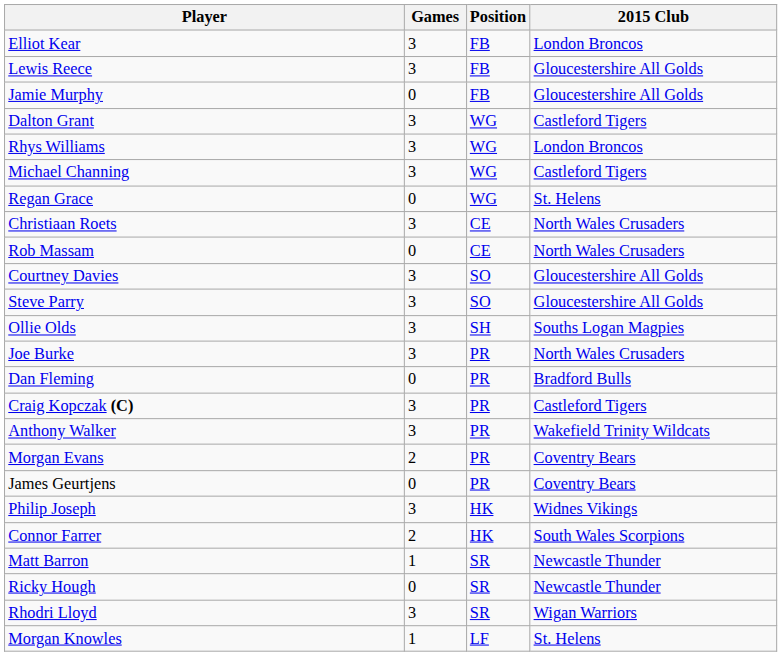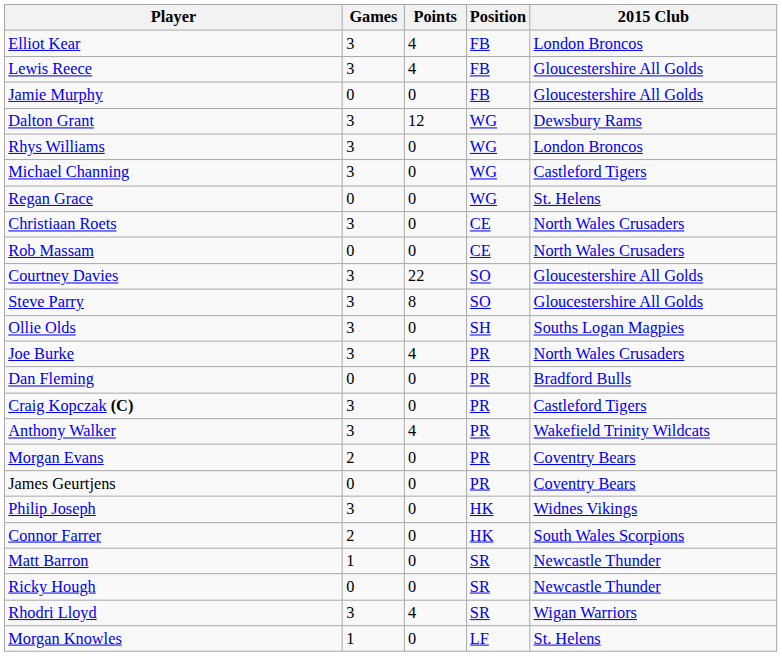+ column: (435, 17)
(590, 120) Castleford Tigers -> (588, 120) Dewsbury Rams
